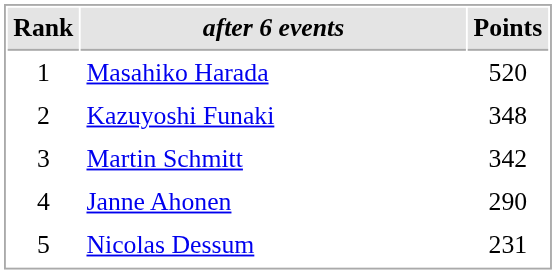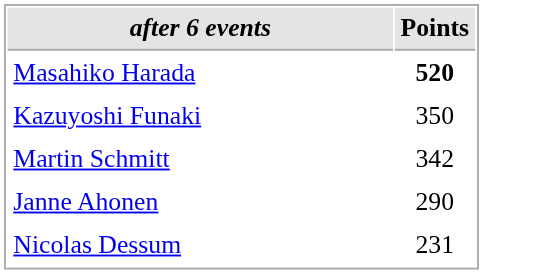- column: (43, 27)
(508, 72) normal -> (435, 72) bold
(508, 115) 348 -> (435, 115) 350
